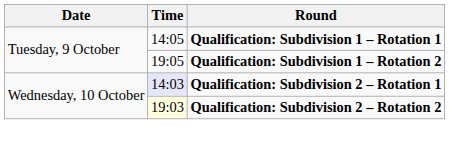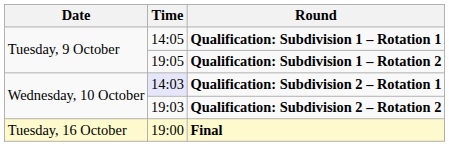(167, 107) lightyellow background -> (167, 107) no background
+ row: (207, 130)
